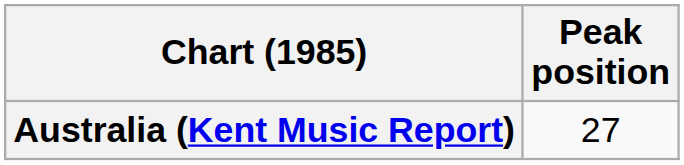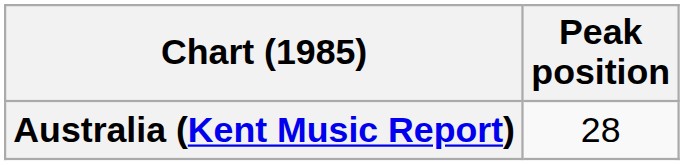(601, 129) 27 -> (601, 129) 28
